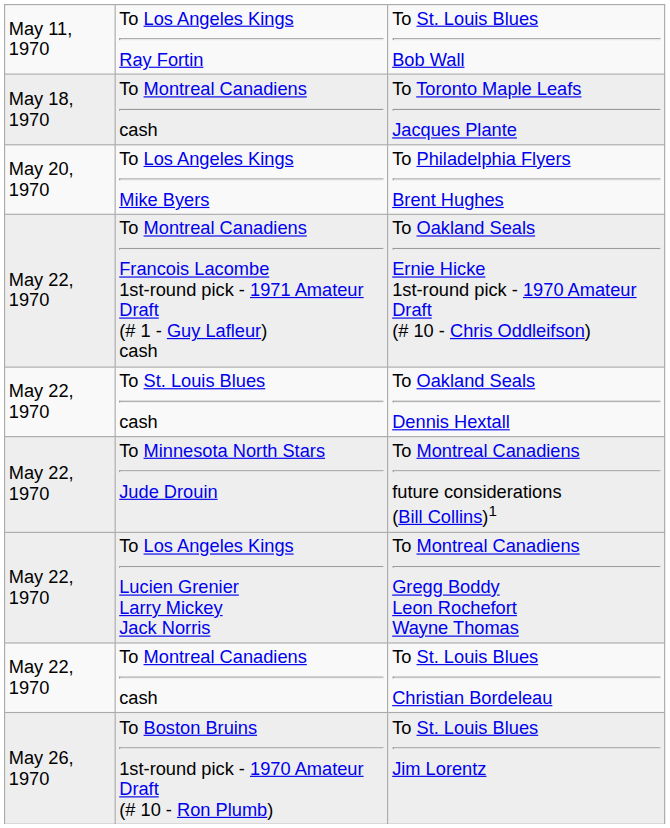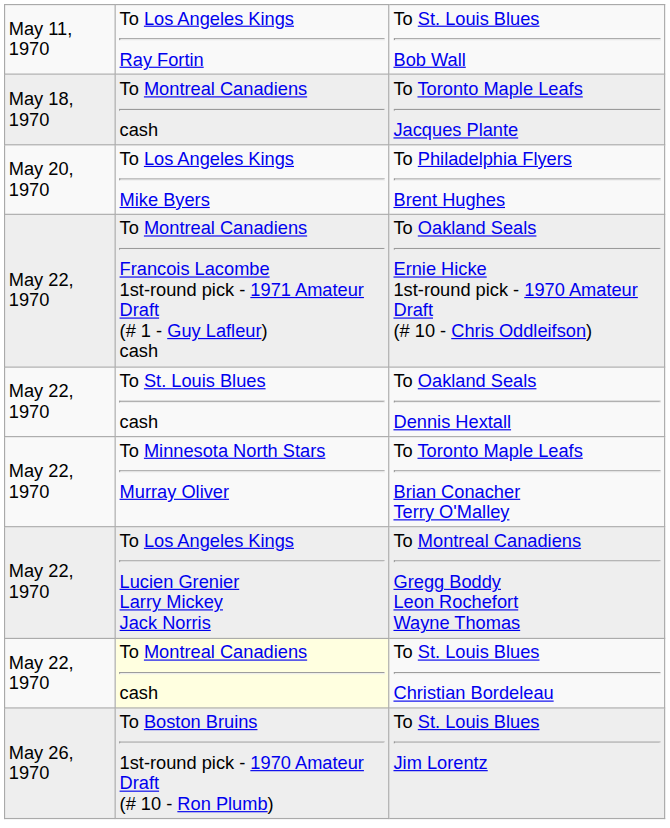- row: (526, 484)
+ row: (527, 481)
(251, 677) no background -> (252, 672) lightyellow background
